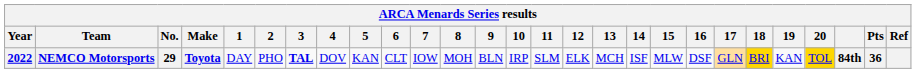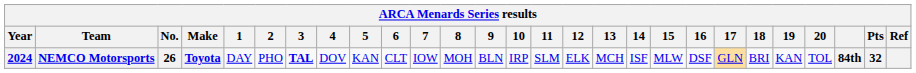(20, 58) 2022 -> (20, 58) 2024
(170, 58) 29 -> (170, 58) 26
(759, 58) gold background -> (759, 58) no background
(820, 58) gold background -> (820, 58) no background
(875, 58) 36 -> (875, 58) 32
